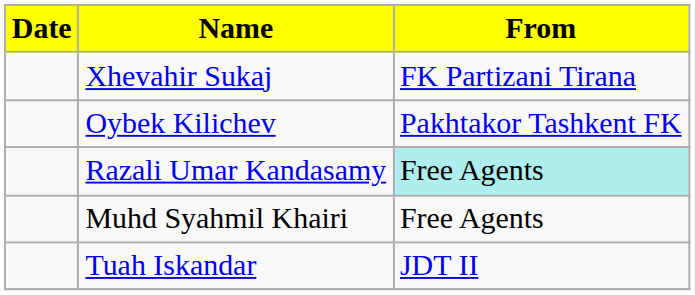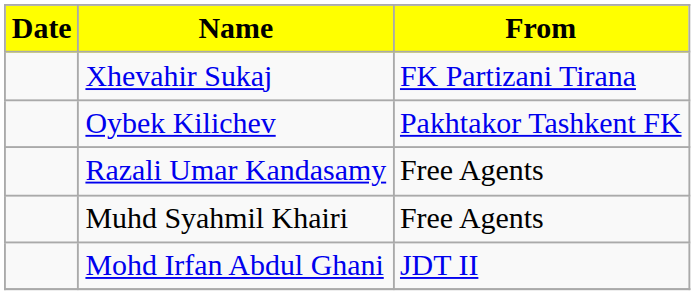(472, 170) paleturquoise background -> (472, 170) no background
- row: (171, 265)
+ row: (235, 265)
